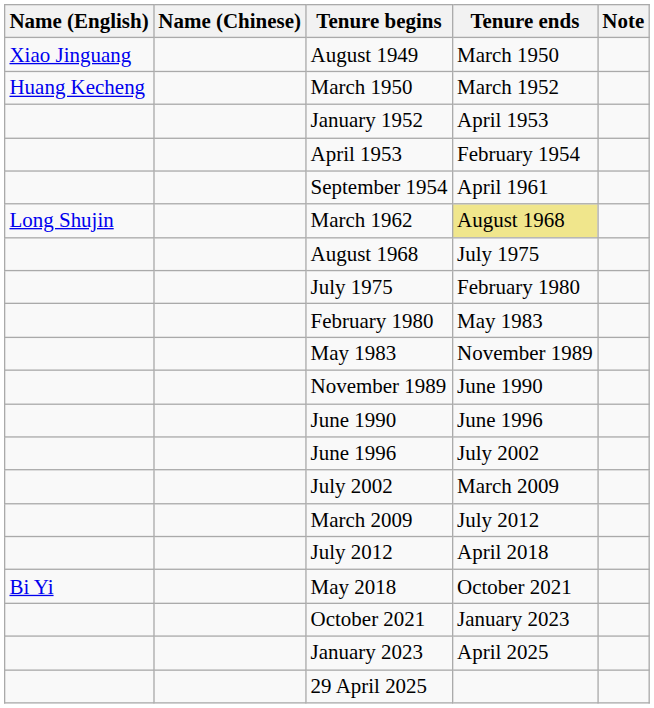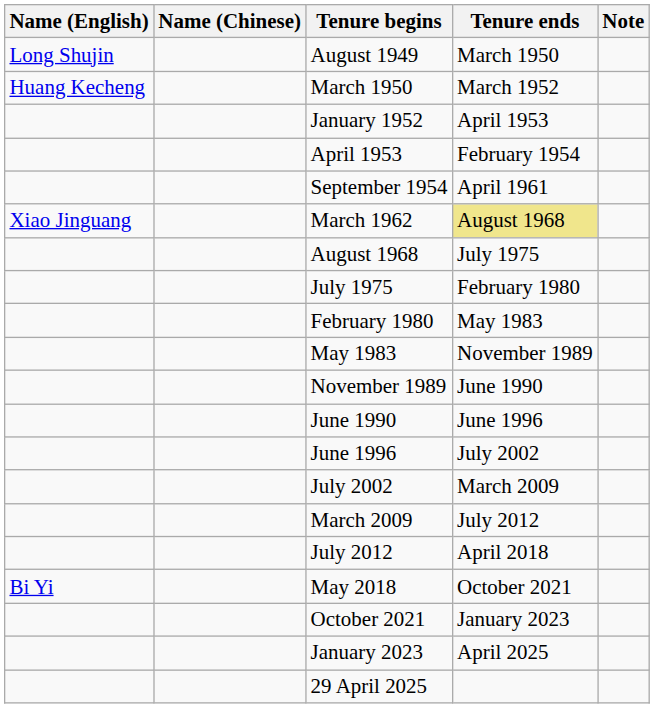(70, 54) Xiao Jinguang -> (62, 54) Long Shujin
(62, 220) Long Shujin -> (70, 220) Xiao Jinguang
